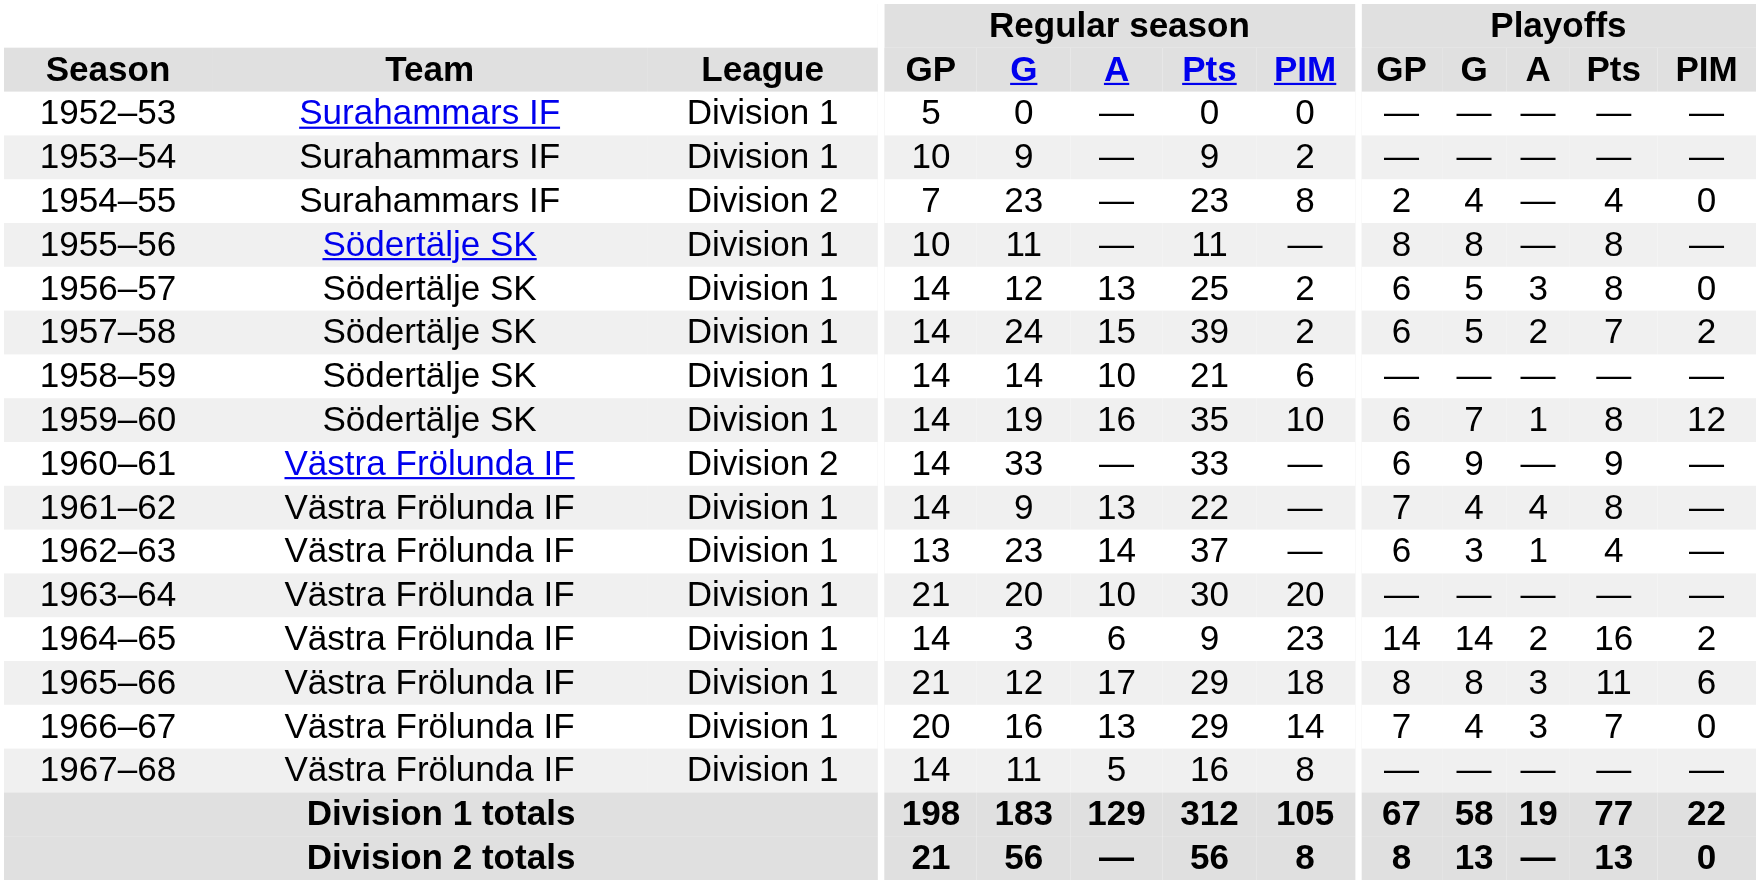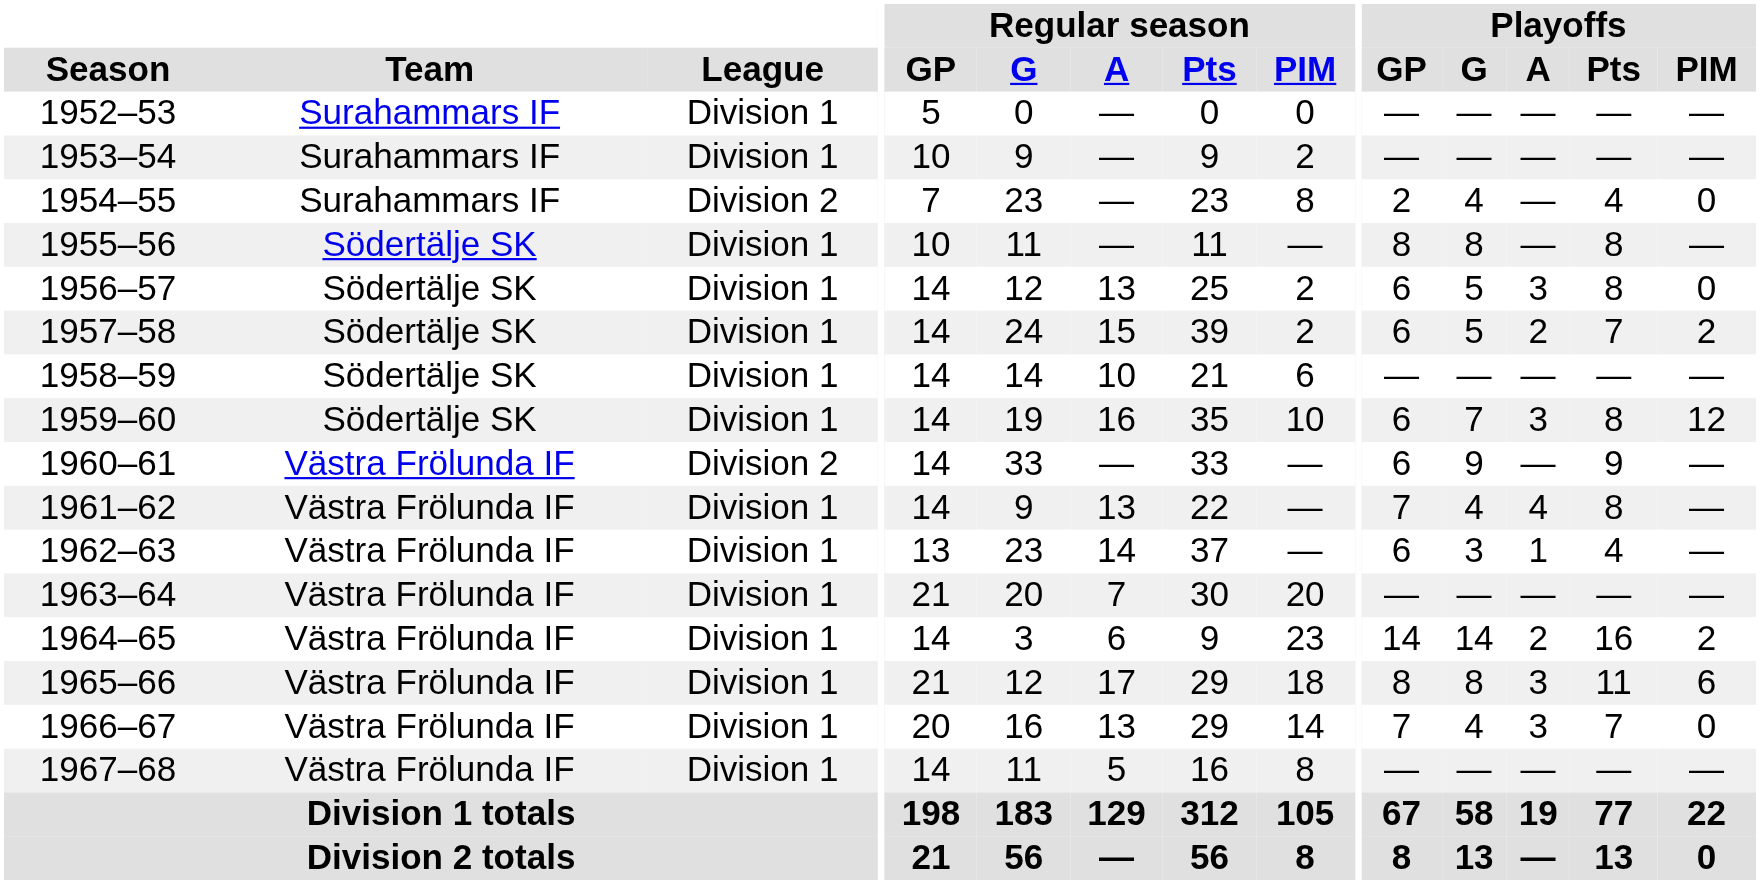(1538, 419) 1 -> (1538, 419) 3
(1117, 594) 10 -> (1117, 594) 7
